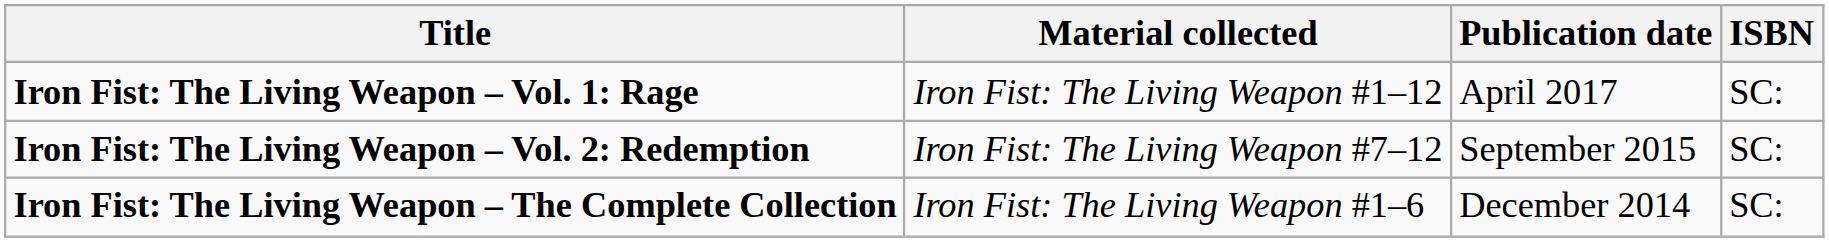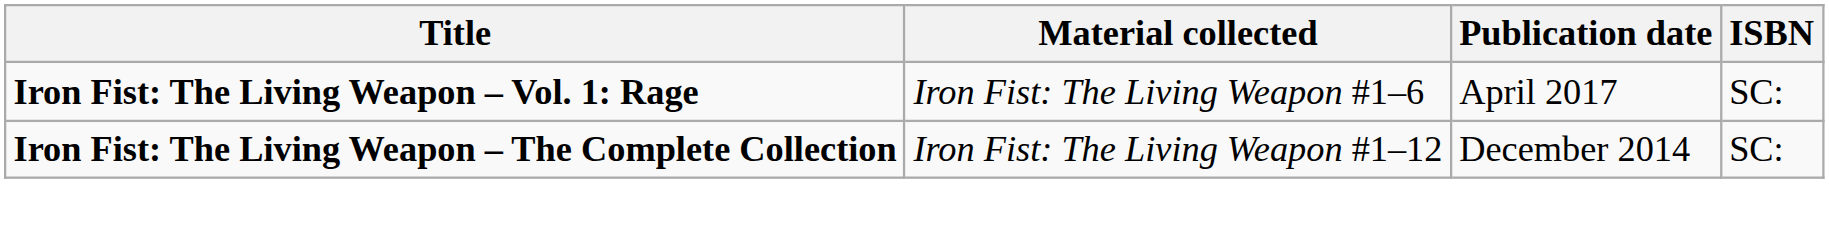(1178, 90) Iron Fist: The Living Weapon #1–12 -> (1169, 90) Iron Fist: The Living Weapon #1–6
- row: (412, 148)
(1169, 206) Iron Fist: The Living Weapon #1–6 -> (1178, 148) Iron Fist: The Living Weapon #1–12
